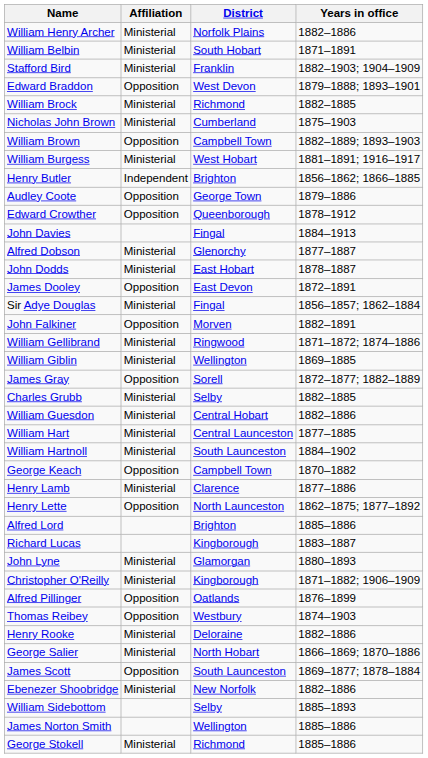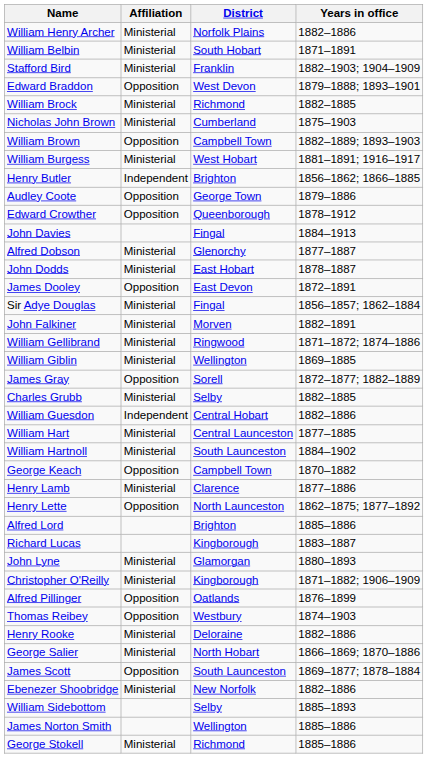(151, 324) Opposition -> (150, 324) Ministerial
(150, 415) Ministerial -> (156, 415) Independent
